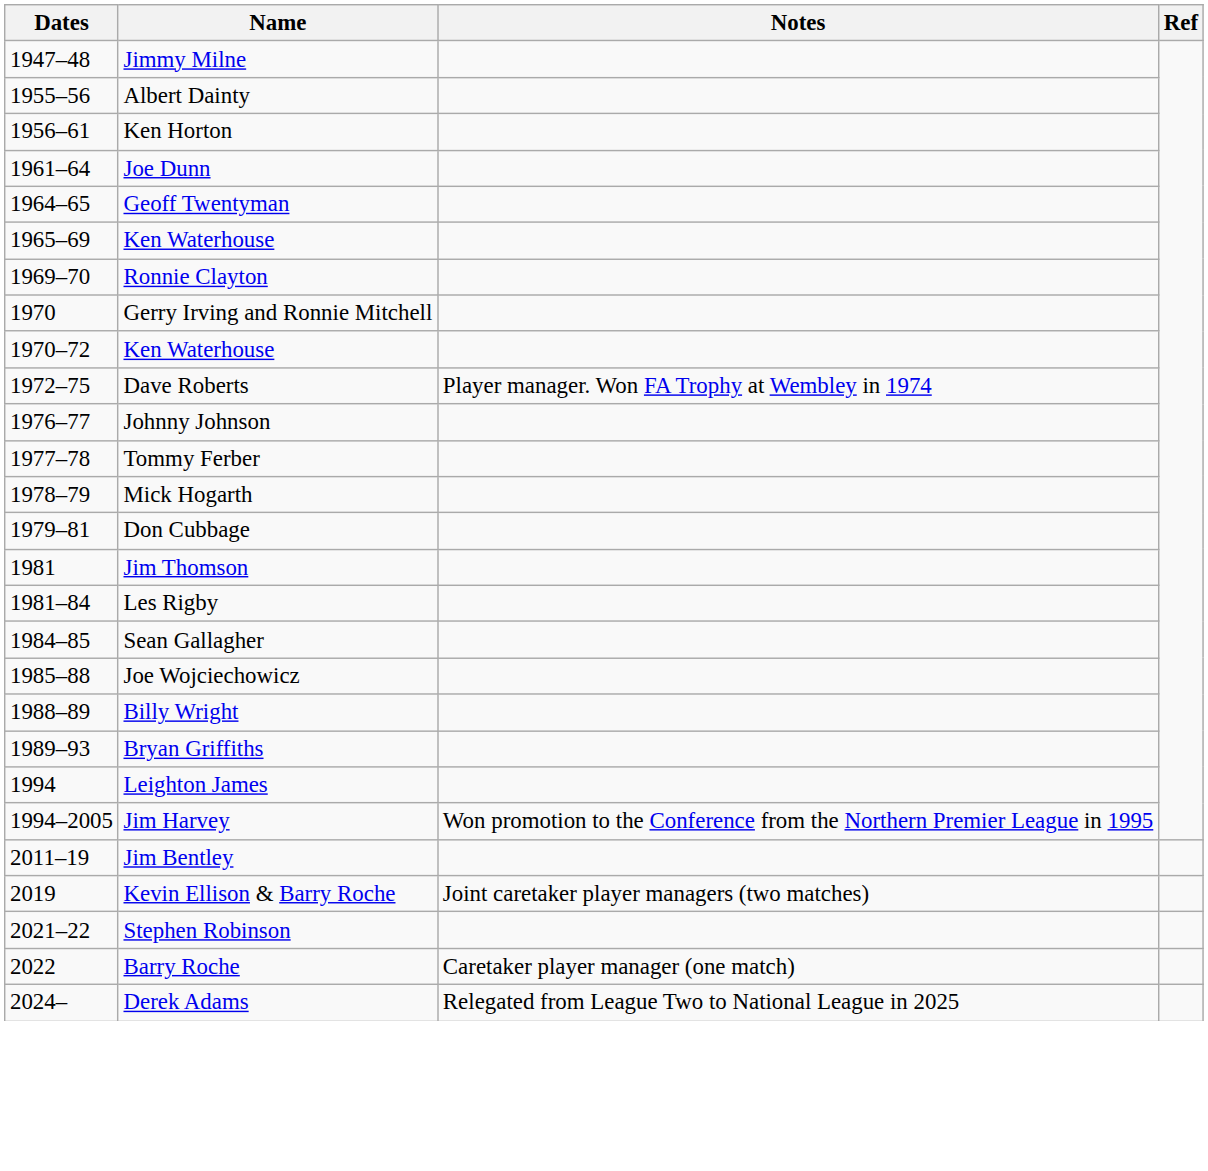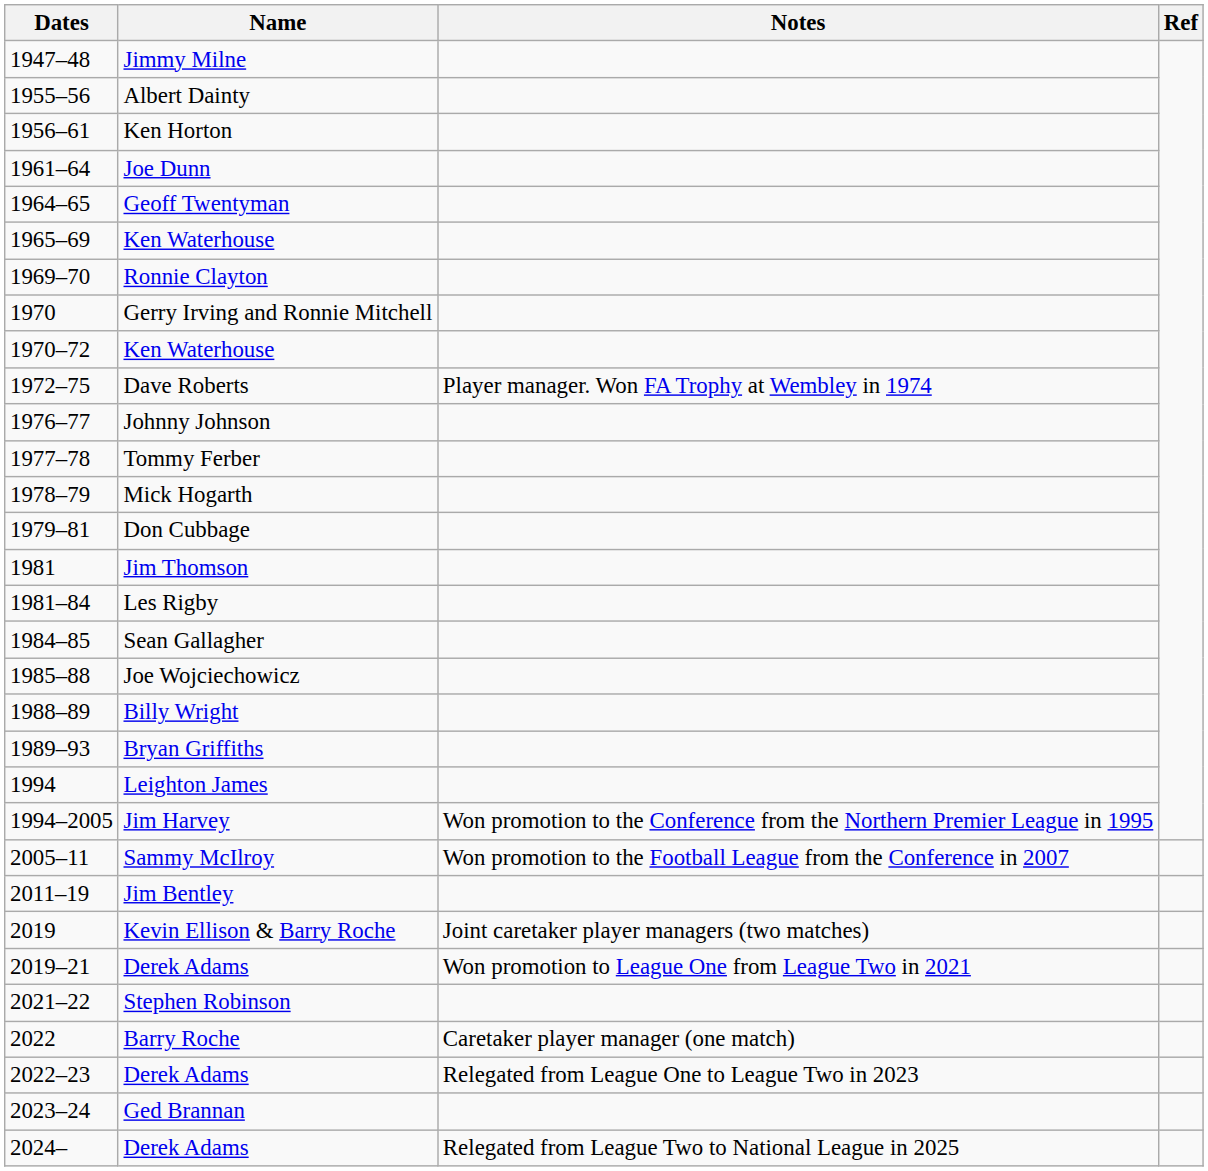+ row: (50, 857)
+ row: (50, 966)
+ row: (50, 1074)
+ row: (50, 1111)
